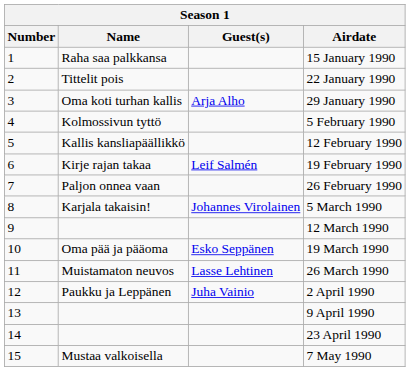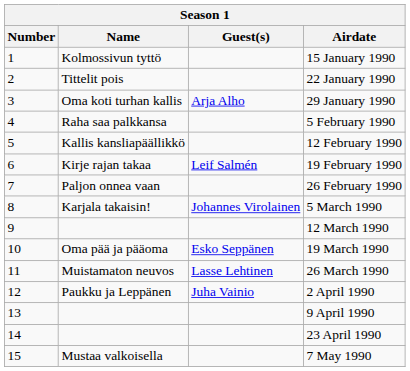(114, 57) Raha saa palkkansa -> (111, 57) Kolmossivun tyttö
(111, 121) Kolmossivun tyttö -> (114, 121) Raha saa palkkansa
